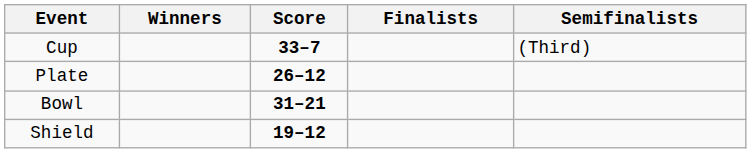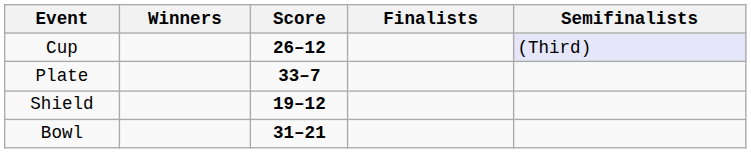(299, 48) 33–7 -> (299, 48) 26–12
(554, 48) no background -> (554, 48) lavender background
(299, 76) 26–12 -> (299, 76) 33–7
rows swapped: (62, 105) <-> (62, 133)
